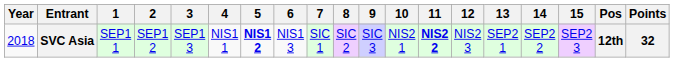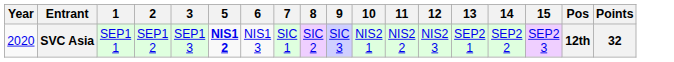- column: (225, 14)
(21, 41) 2018 -> (21, 41) 2020
(435, 41) bold -> (402, 41) normal
